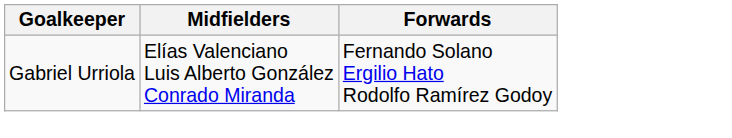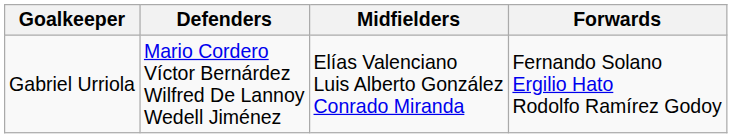+ column: (224, 19)
